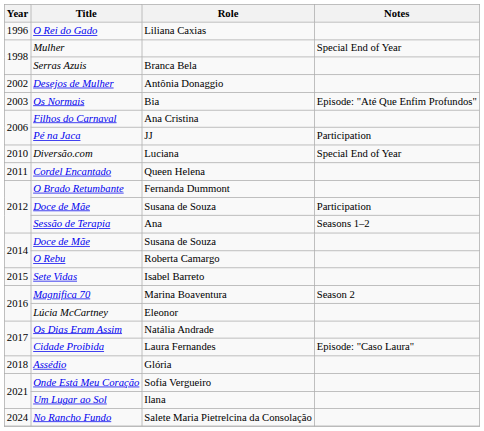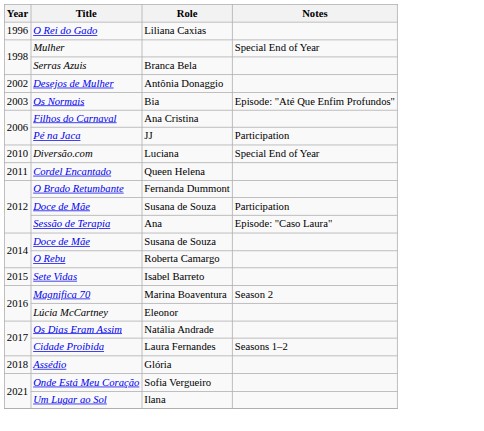(343, 224) Seasons 1–2 -> (284, 224) Episode: "Caso Laura"
(365, 347) Episode: "Caso Laura" -> (261, 347) Seasons 1–2
- row: (18, 417)
